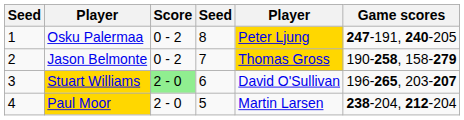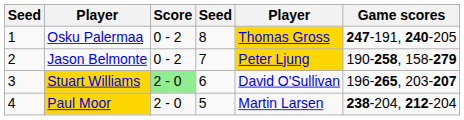(274, 37) Peter Ljung -> (284, 37) Thomas Gross
(284, 59) Thomas Gross -> (274, 59) Peter Ljung
